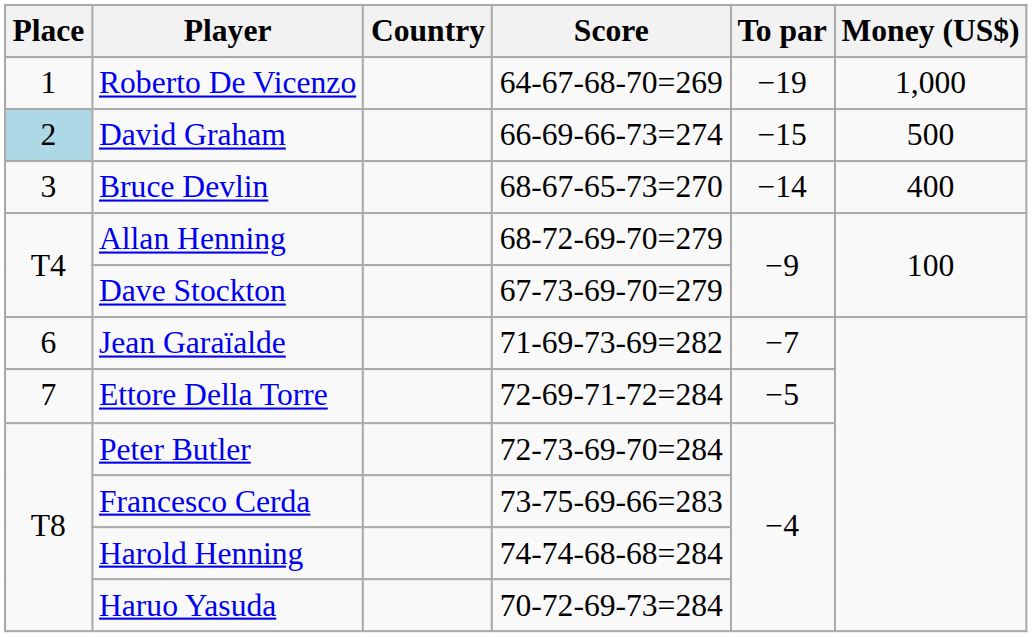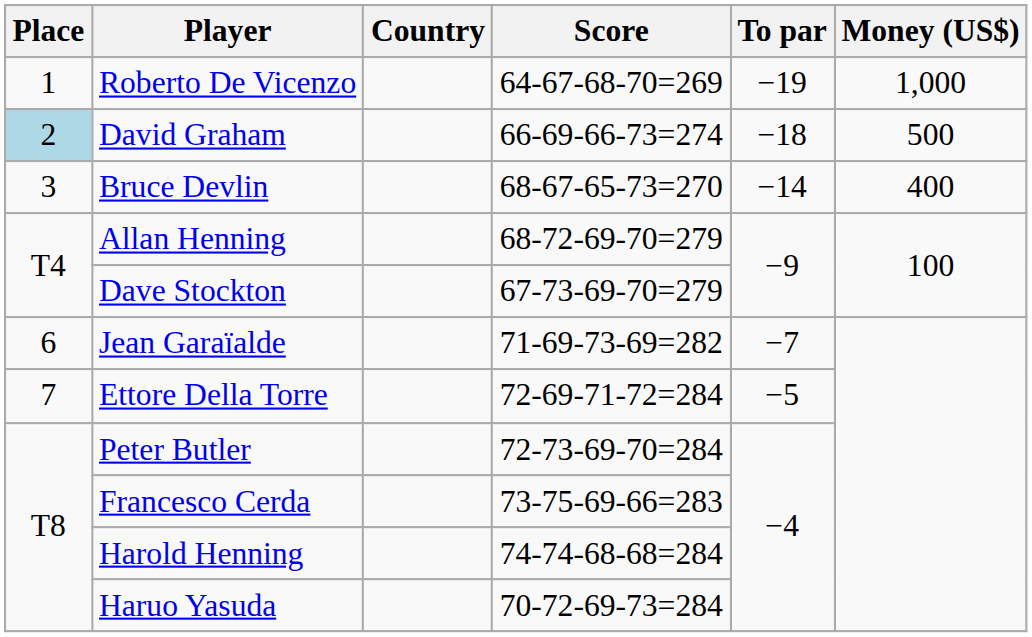(782, 135) −15 -> (782, 135) −18
